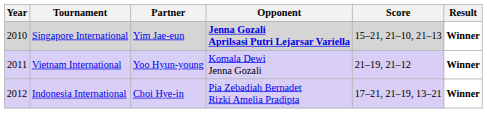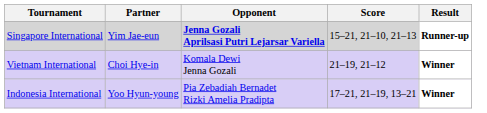- column: (17, 13)
(463, 36) Winner -> (445, 36) Runner-up
(168, 65) Yoo Hyun-young -> (133, 65) Choi Hye-in
(158, 94) Choi Hye-in -> (143, 94) Yoo Hyun-young
